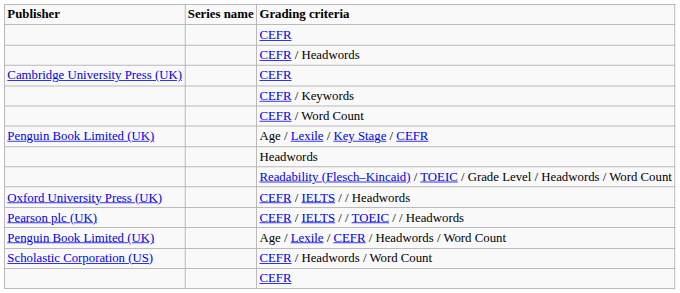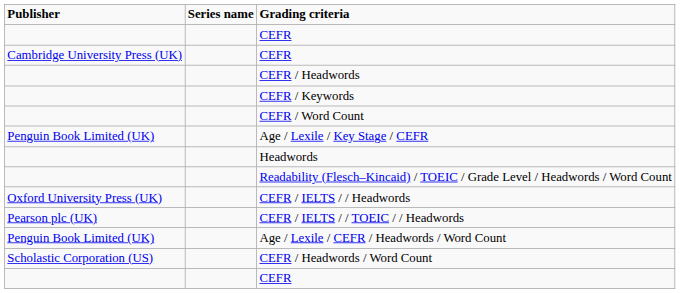rows swapped: (95, 75) <-> (95, 55)
